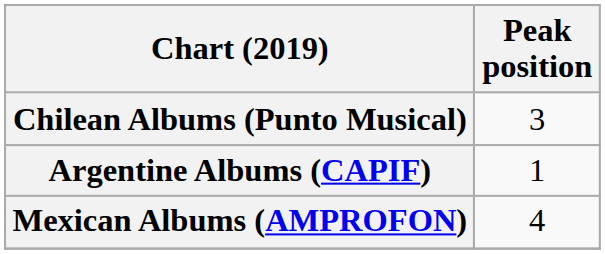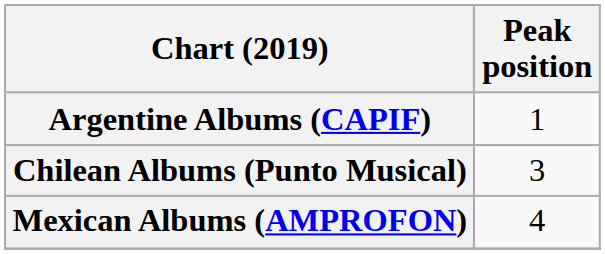rows swapped: (240, 169) <-> (240, 118)
